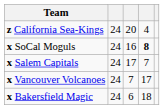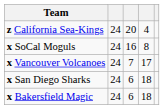(146, 46) bold -> (146, 46) normal
- row: (43, 63)
+ row: (49, 79)
